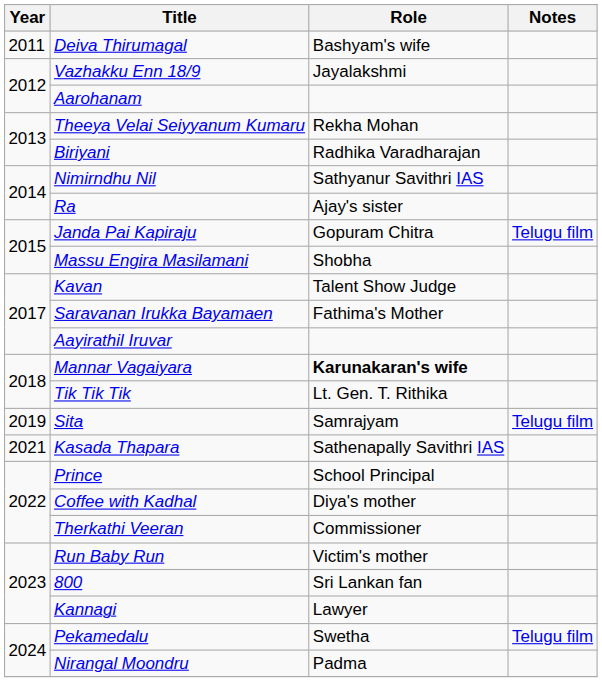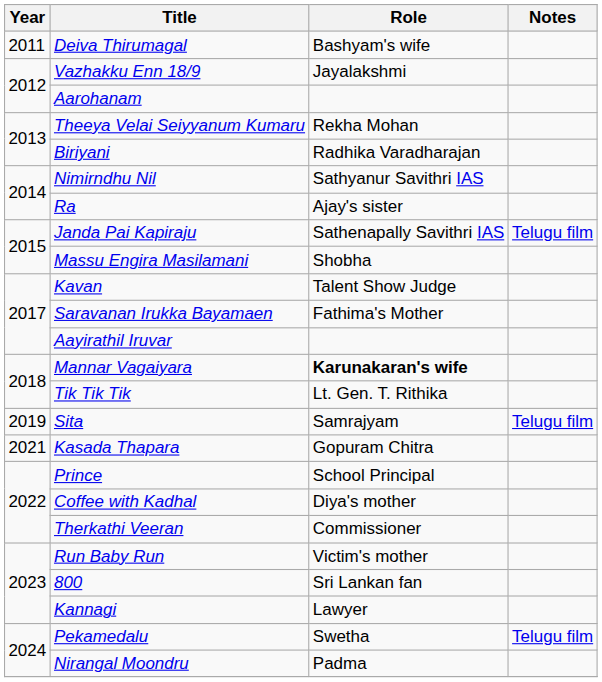(373, 233) Gopuram Chitra -> (409, 233) Sathenapally Savithri IAS
(409, 448) Sathenapally Savithri IAS -> (373, 448) Gopuram Chitra
